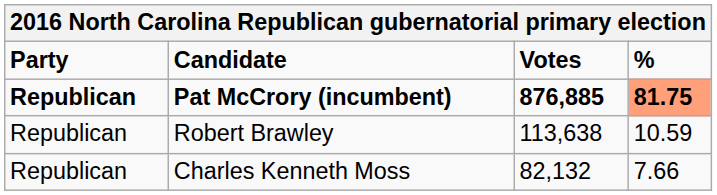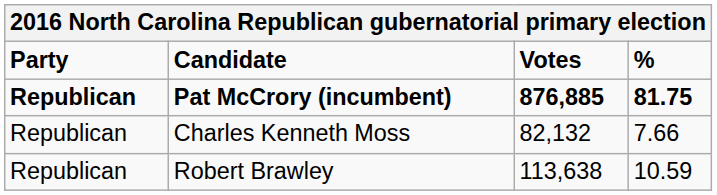(663, 97) lightsalmon background -> (663, 97) no background
rows swapped: (254, 134) <-> (292, 171)
